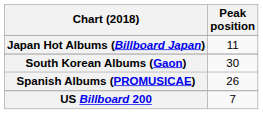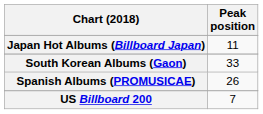(233, 63) 30 -> (233, 63) 33
